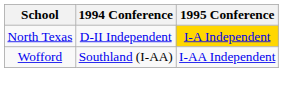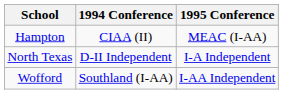+ row: (40, 36)
(227, 36) gold background -> (227, 57) no background
